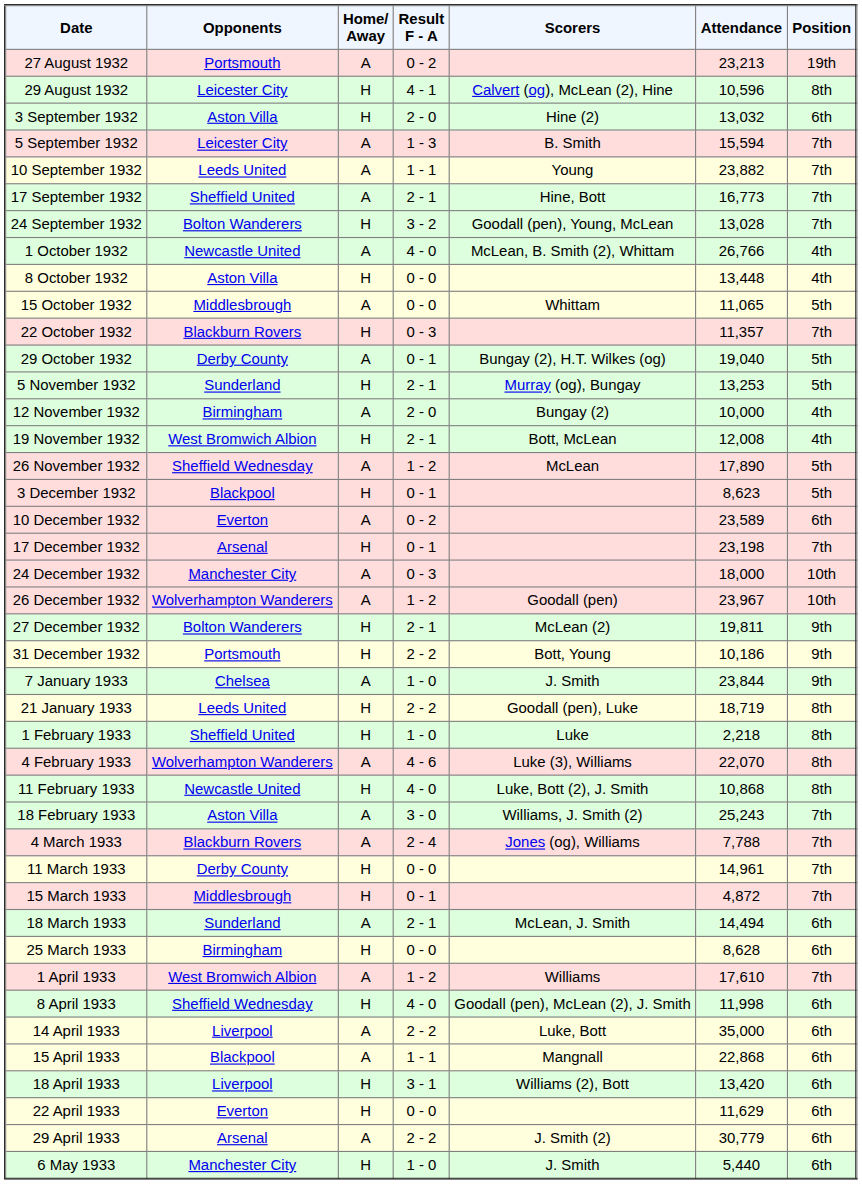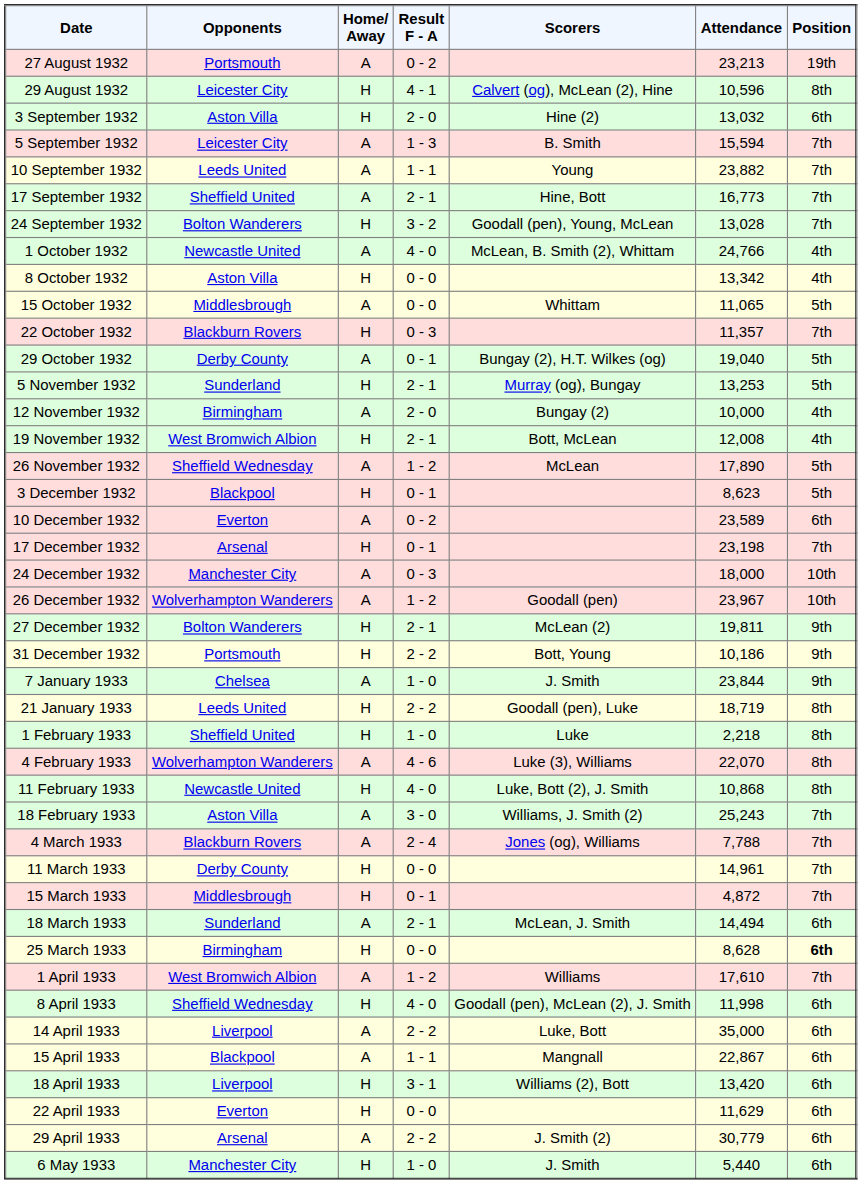(741, 251) 26,766 -> (741, 251) 24,766
(741, 278) 13,448 -> (741, 278) 13,342
(822, 950) normal -> (822, 950) bold
(741, 1057) 22,868 -> (741, 1057) 22,867
